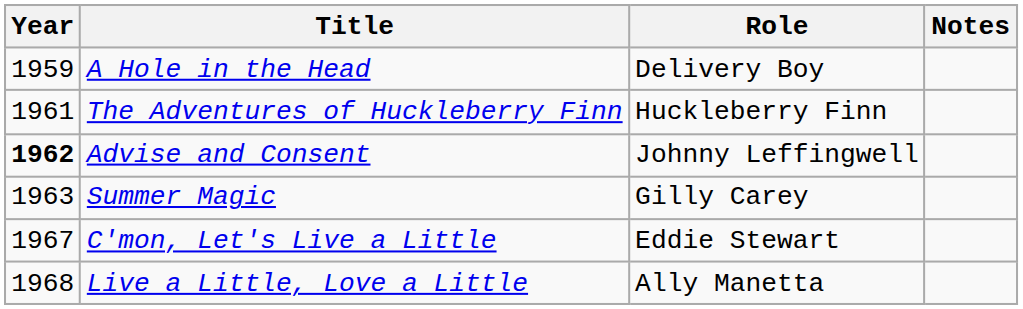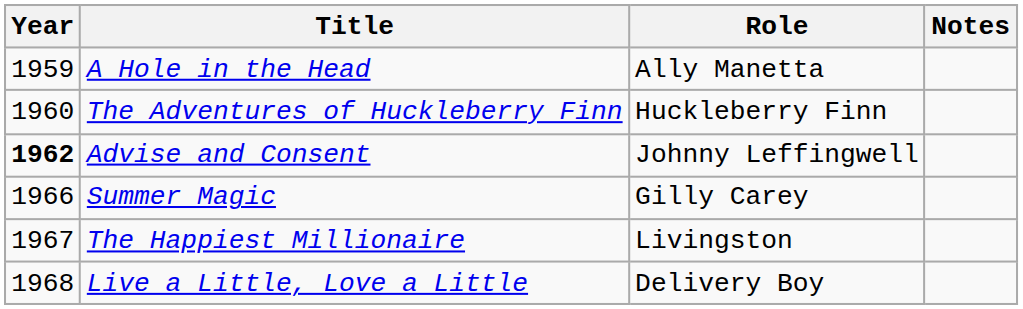(730, 69) Delivery Boy -> (730, 69) Ally Manetta
(43, 112) 1961 -> (43, 112) 1960
(43, 198) 1963 -> (43, 198) 1966
- row: (292, 240)
+ row: (276, 240)
(730, 283) Ally Manetta -> (730, 283) Delivery Boy
